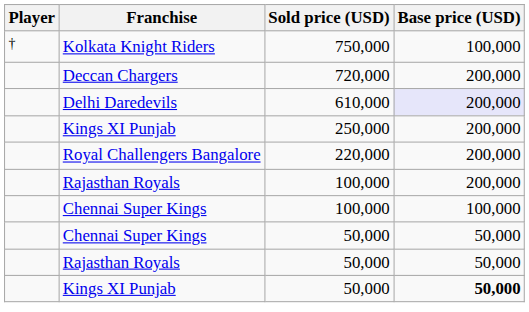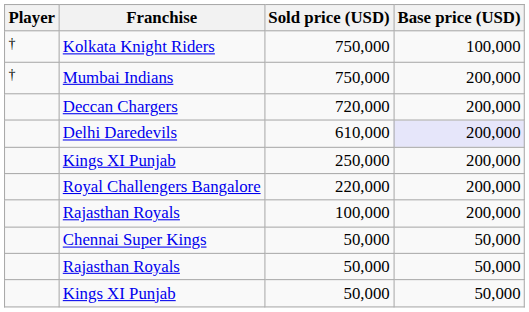+ row: (118, 77)
- row: (135, 208)
(497, 288) bold -> (497, 293) normal
